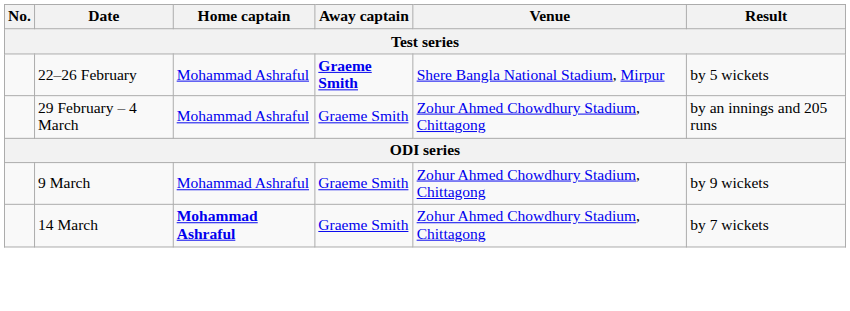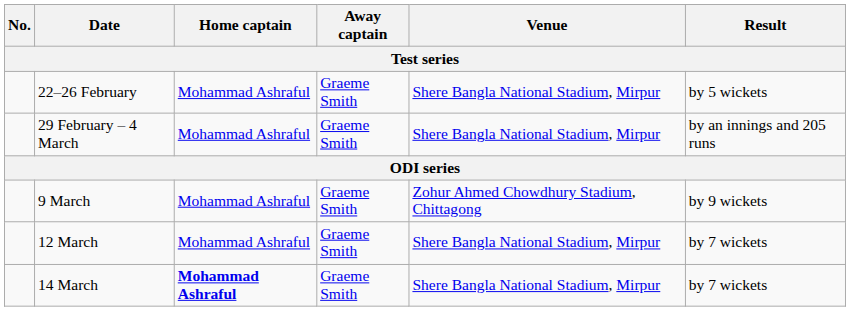(345, 74) bold -> (345, 92) normal
(528, 116) Zohur Ahmed Chowdhury Stadium, Chittagong -> (536, 134) Shere Bangla National Stadium, Mirpur
+ row: (68, 243)
(528, 225) Zohur Ahmed Chowdhury Stadium, Chittagong -> (536, 285) Shere Bangla National Stadium, Mirpur
